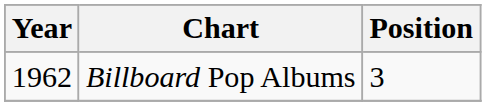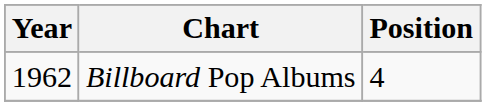(377, 76) 3 -> (377, 76) 4
